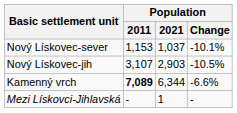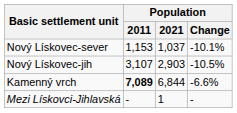(171, 82) 6,344 -> (171, 82) 6,844
